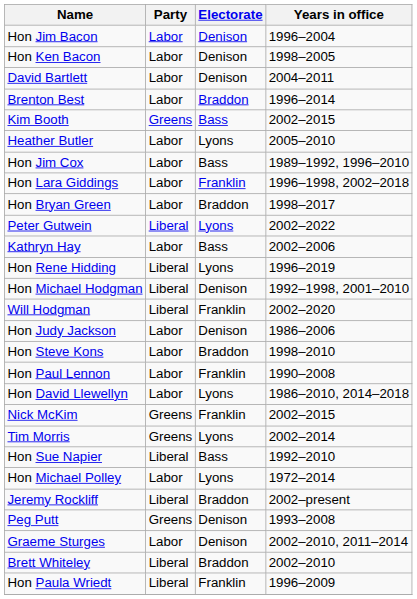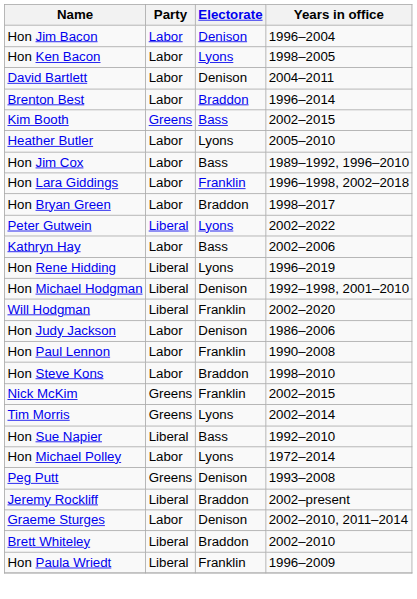(223, 57) Denison -> (216, 57) Lyons
rows swapped: (55, 352) <-> (59, 373)
- row: (68, 394)
rows swapped: (33, 520) <-> (53, 499)
